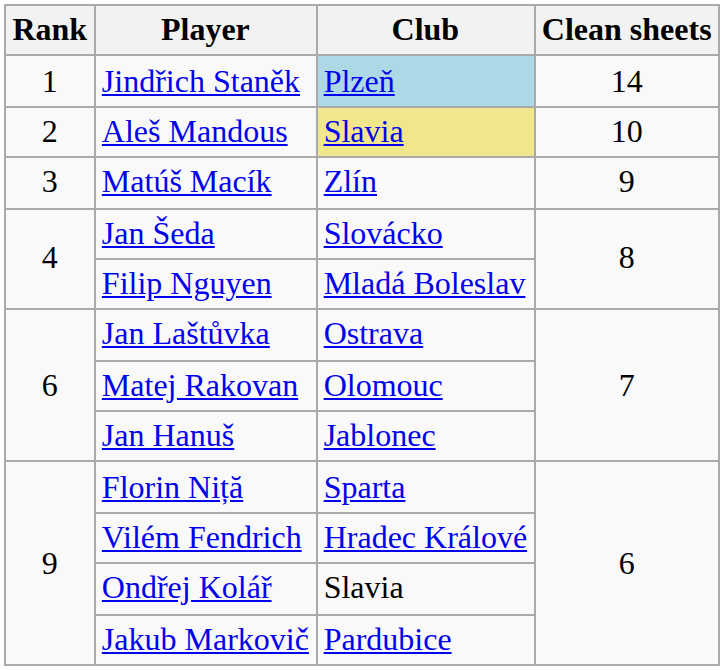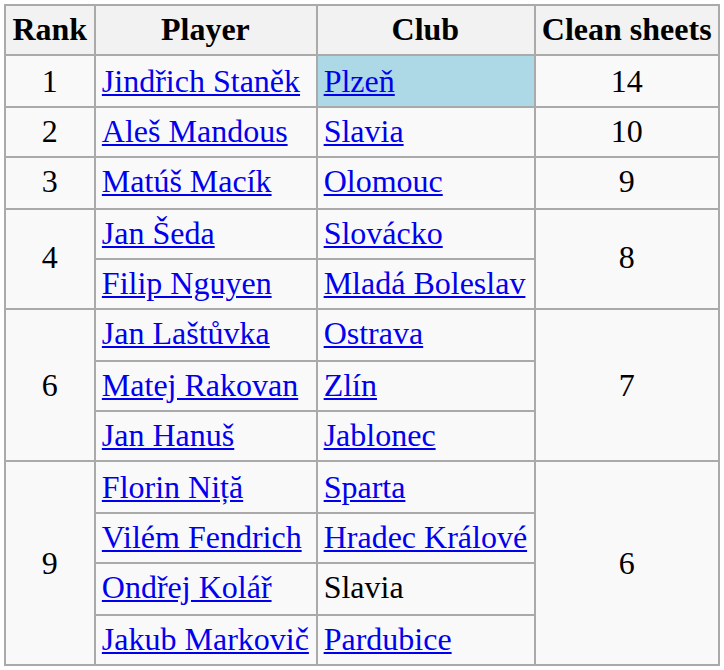(364, 131) khaki background -> (364, 131) no background
(350, 182) Zlín -> (383, 182) Olomouc
(383, 385) Olomouc -> (350, 385) Zlín
